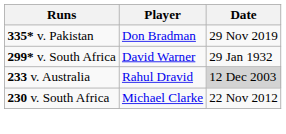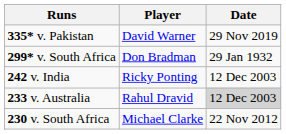(159, 35) Don Bradman -> (159, 35) David Warner
(159, 56) David Warner -> (159, 56) Don Bradman
+ row: (39, 77)
